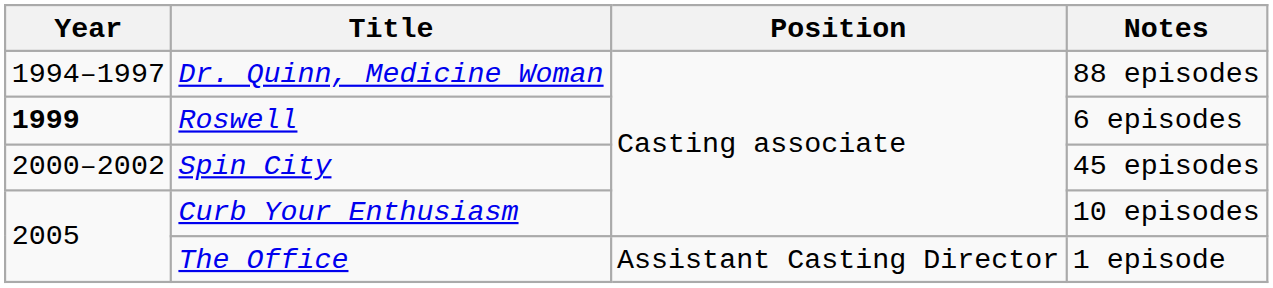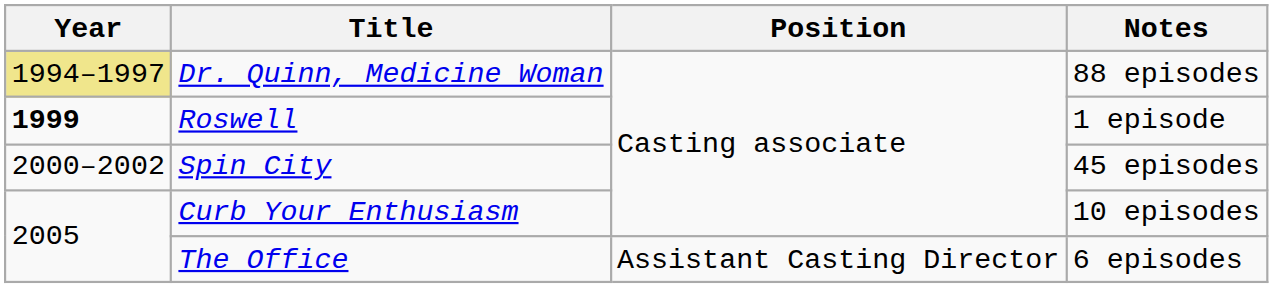(88, 74) no background -> (88, 74) khaki background
(1158, 121) 6 episodes -> (1149, 121) 1 episode
(1149, 259) 1 episode -> (1158, 259) 6 episodes
